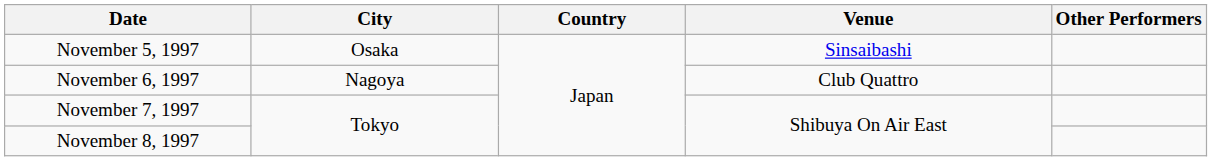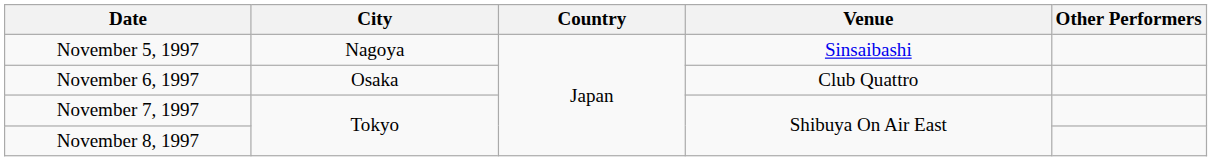(375, 49) Osaka -> (375, 49) Nagoya
(375, 79) Nagoya -> (375, 79) Osaka
